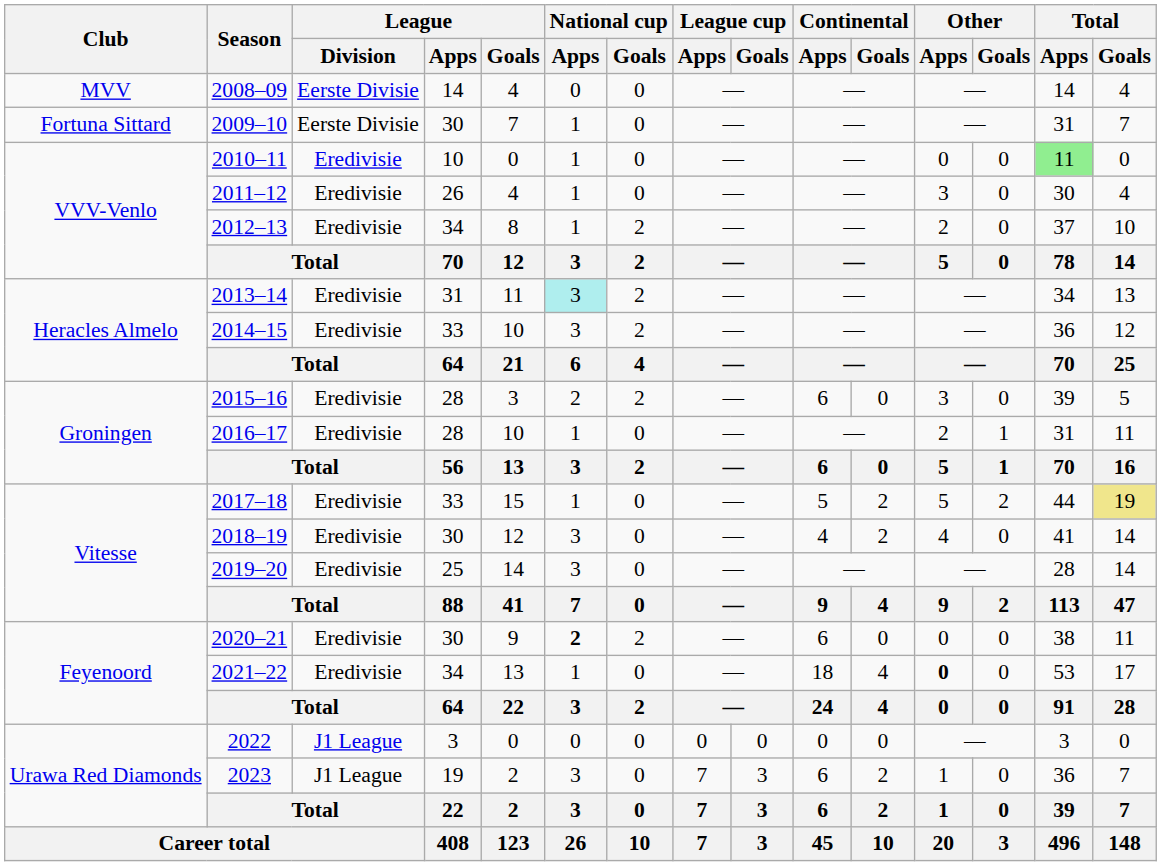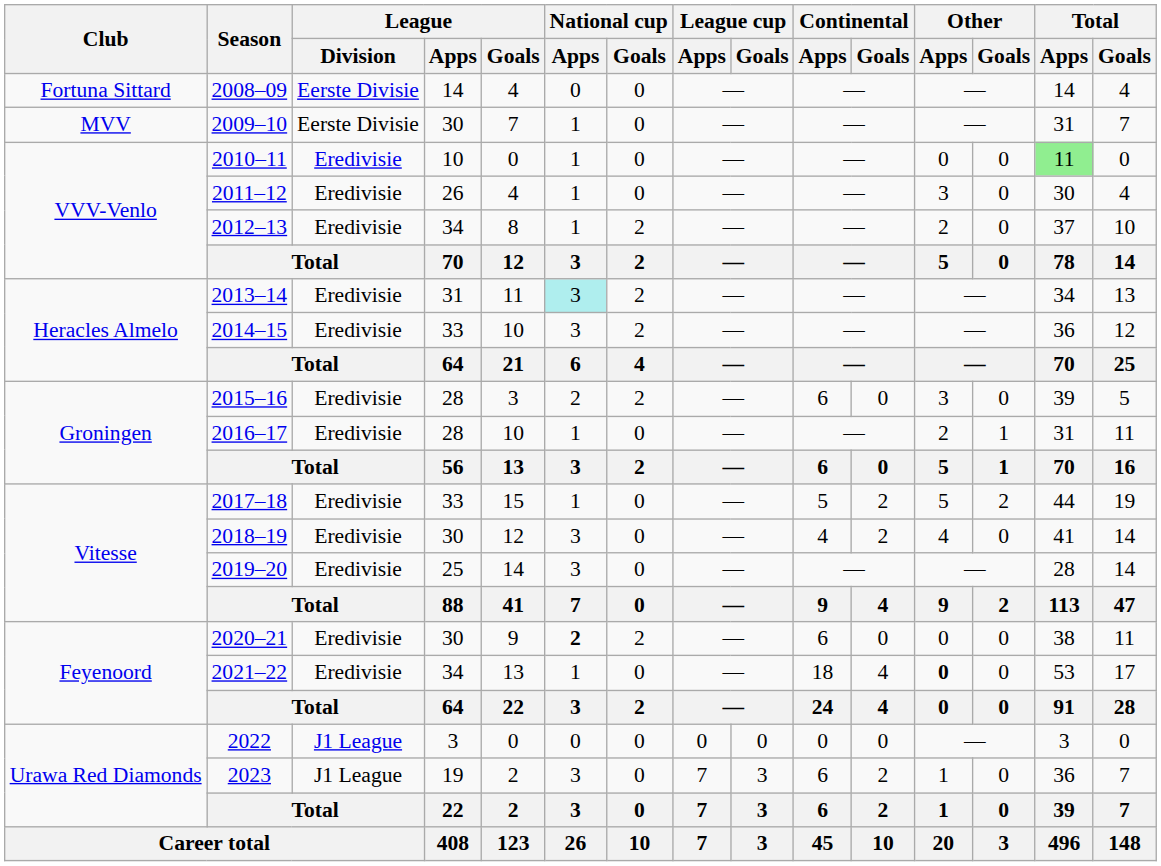(106, 90) MVV -> (106, 90) Fortuna Sittard
(106, 124) Fortuna Sittard -> (106, 124) MVV
(1124, 501) khaki background -> (1124, 501) no background
